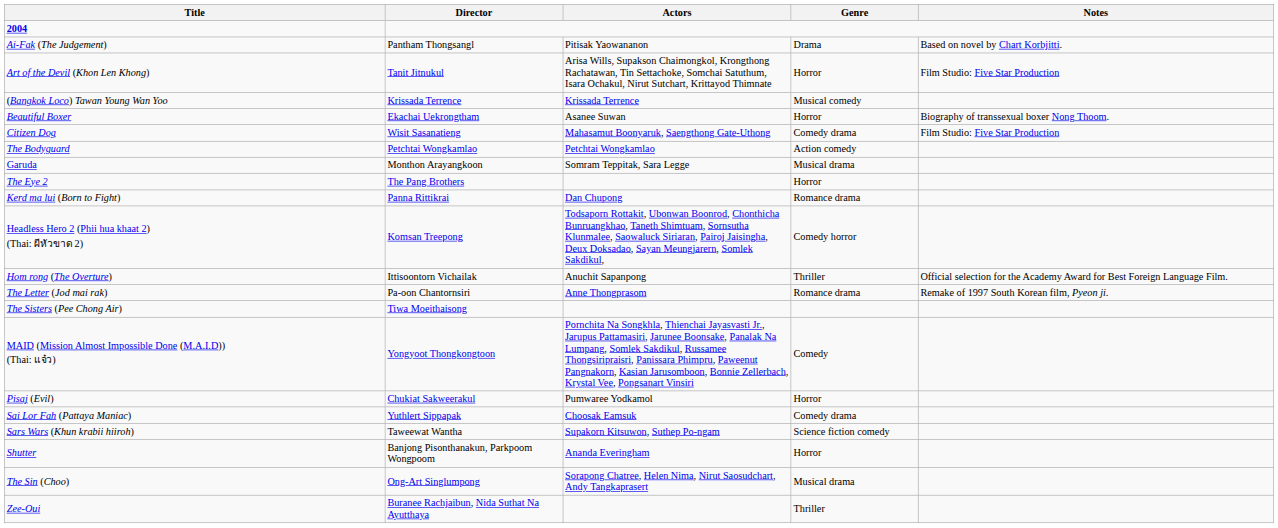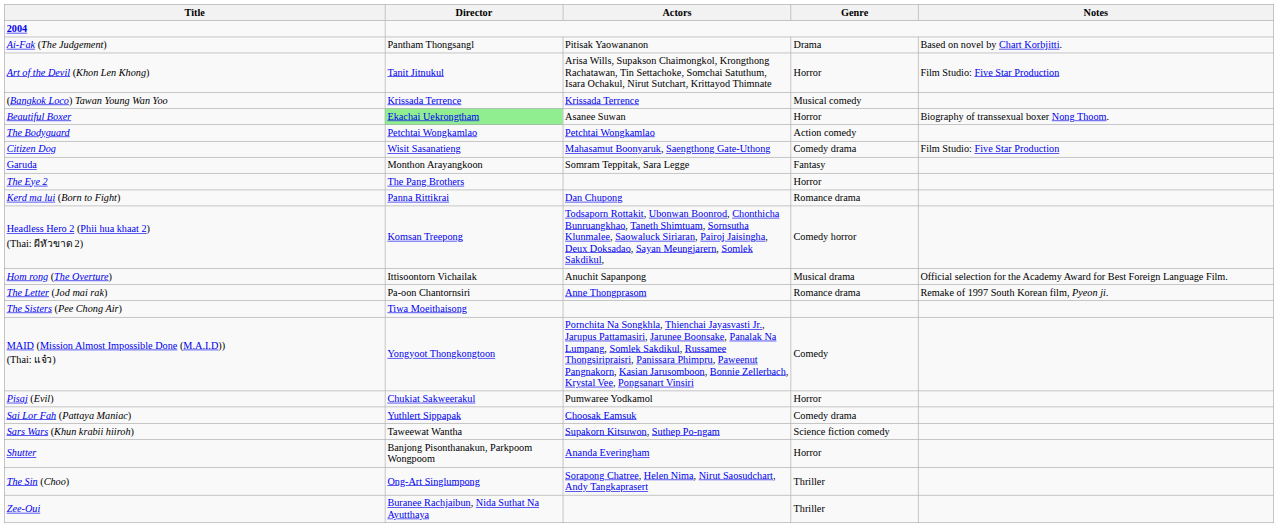(433, 116) no background -> (433, 116) lightgreen background
rows swapped: (38, 149) <-> (31, 133)
(824, 165) Musical drama -> (809, 165) Fantasy
(809, 276) Thriller -> (824, 276) Musical drama
(824, 481) Musical drama -> (809, 481) Thriller
